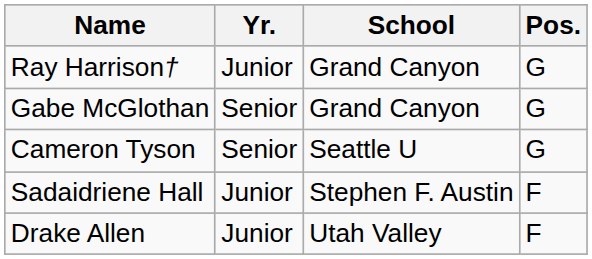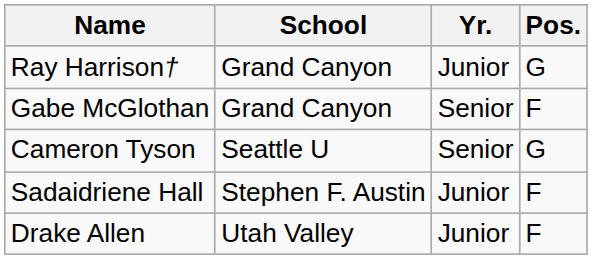columns swapped: (411, 25) <-> (259, 25)
(536, 108) G -> (534, 108) F
